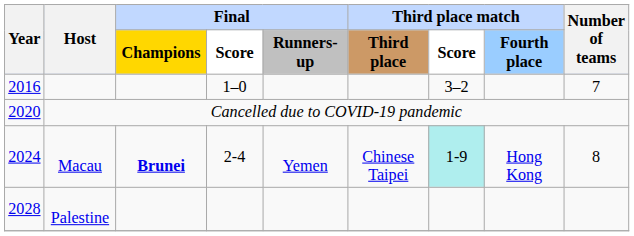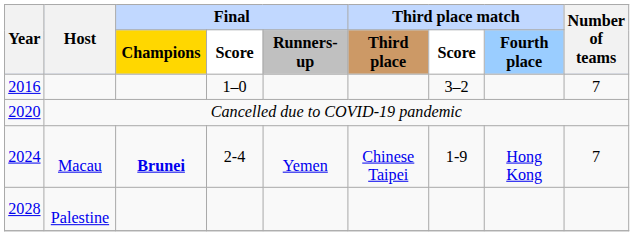(457, 156) paleturquoise background -> (457, 156) no background
(596, 156) 8 -> (596, 156) 7
